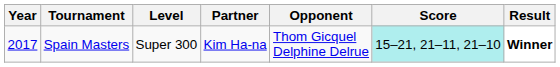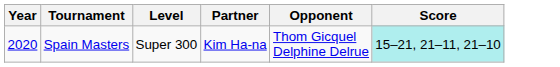- column: (530, 15)
(22, 44) 2017 -> (22, 44) 2020
